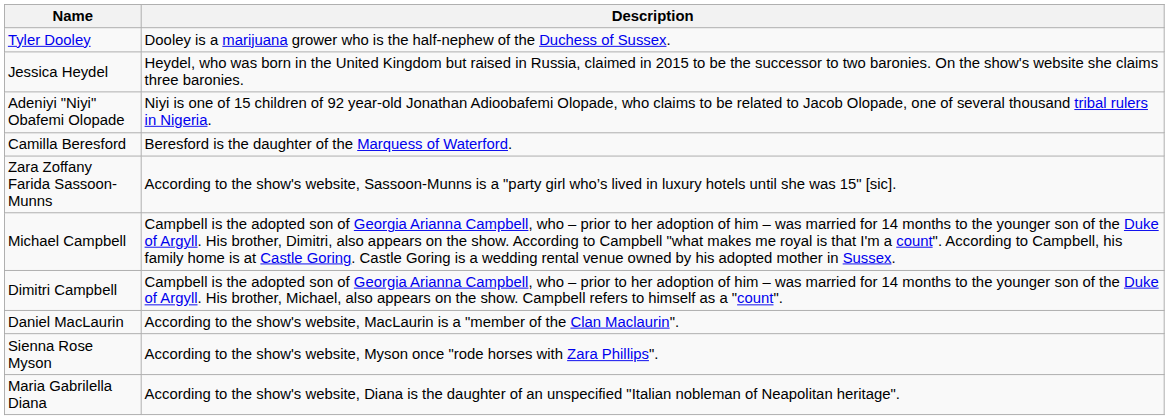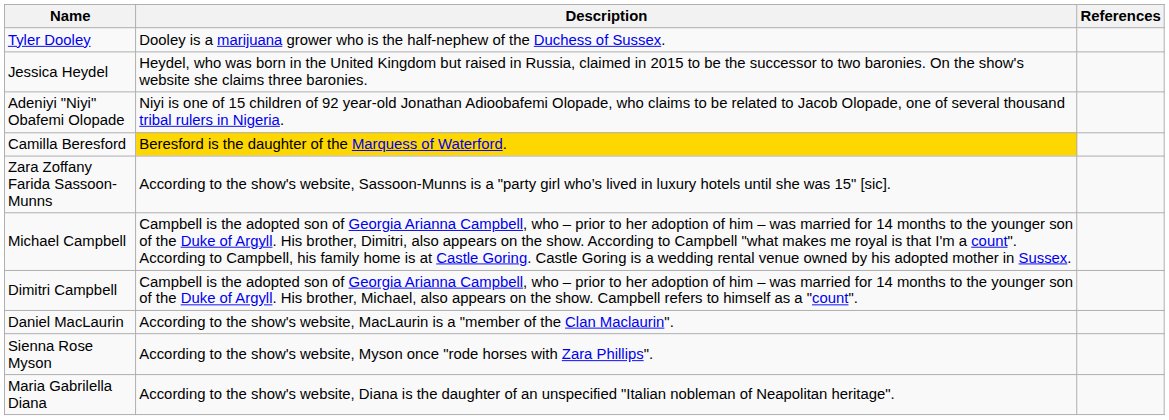+ column: (1121, 16)
(328, 144) no background -> (323, 144) gold background
